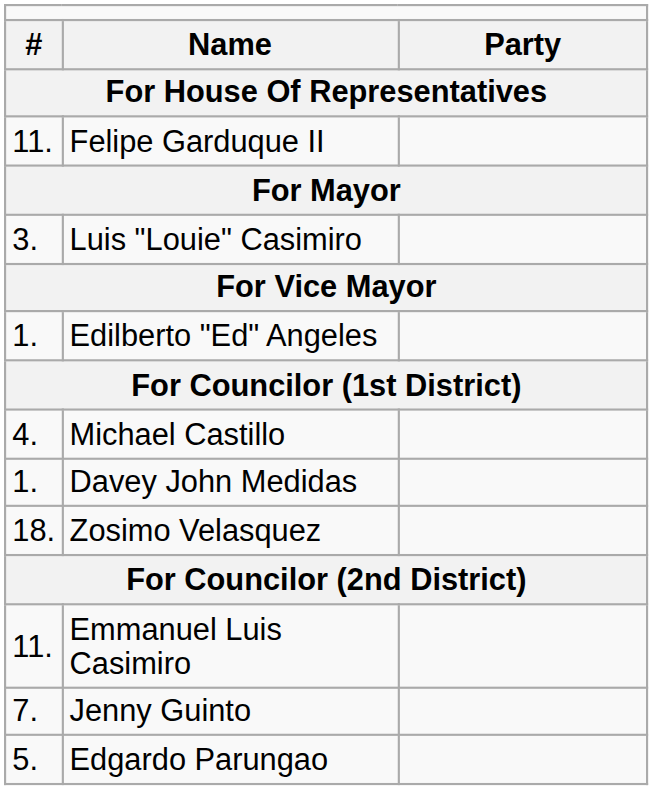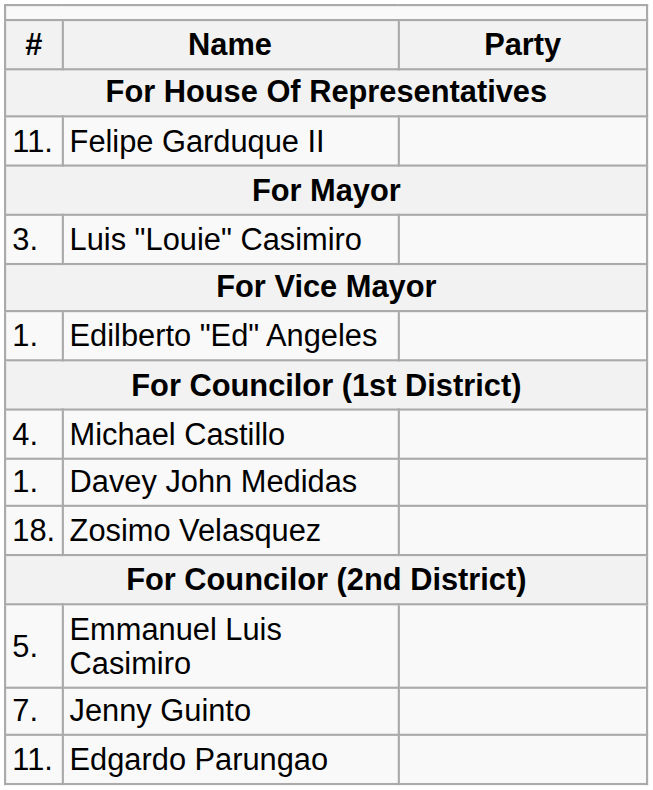(33, 646) 11. -> (25, 646) 5.
(25, 760) 5. -> (33, 760) 11.
